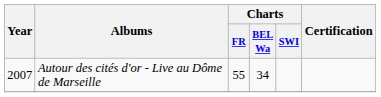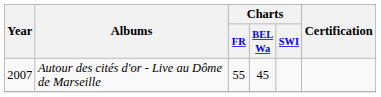(263, 75) 34 -> (263, 75) 45
